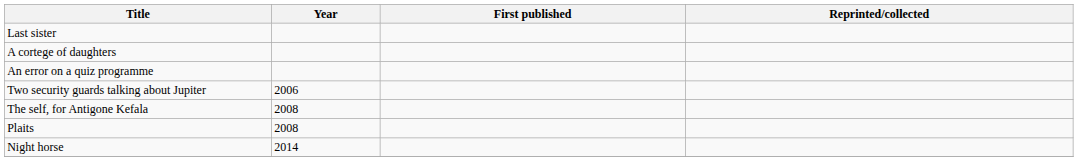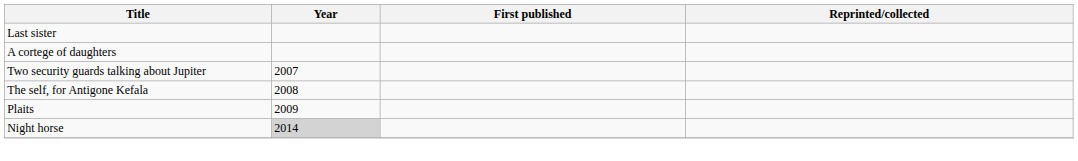- row: (80, 71)
(286, 90) 2006 -> (286, 71) 2007
(286, 128) 2008 -> (286, 109) 2009
(286, 147) no background -> (286, 128) lightgrey background
